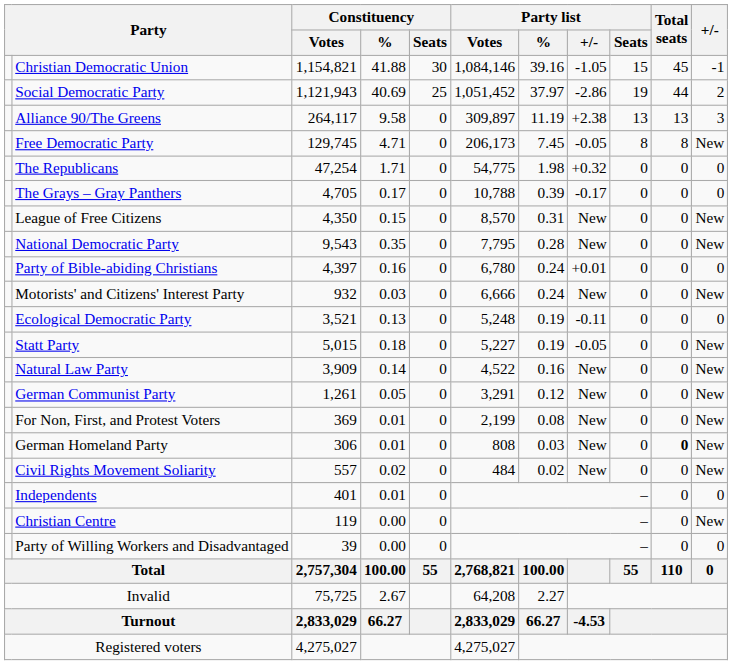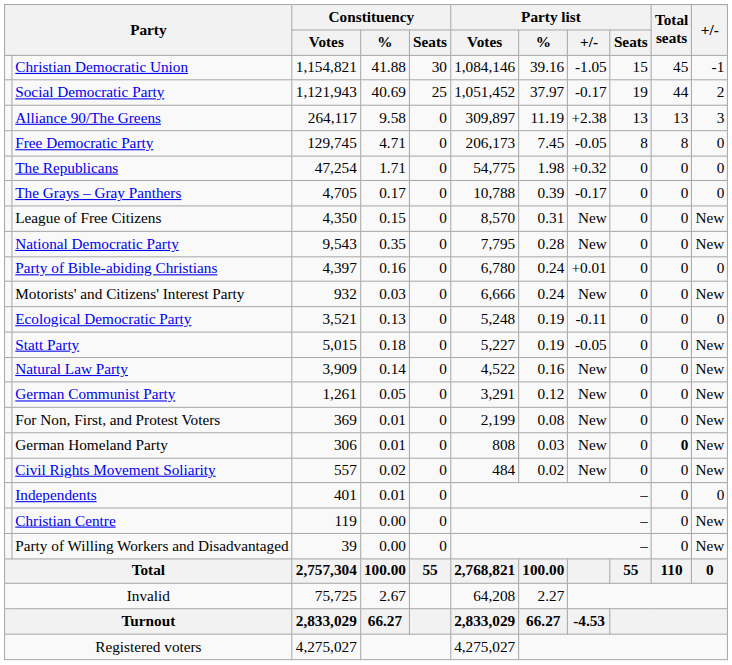(591, 93) -2.86 -> (591, 93) -0.17
(710, 143) New -> (720, 143) 0
(720, 546) 0 -> (710, 546) New
